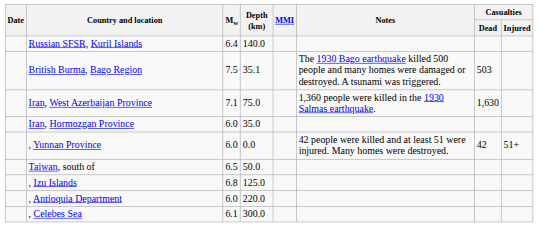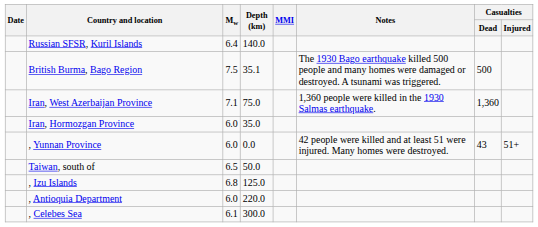(484, 70) 503 -> (484, 70) 500
(488, 103) 1,630 -> (488, 103) 1,360
(482, 145) 42 -> (482, 145) 43
